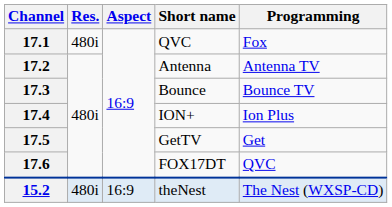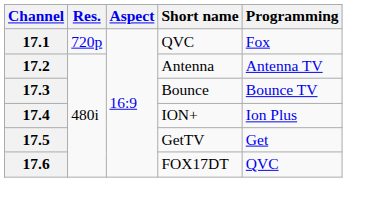(85, 41) 480i -> (87, 41) 720p
- row: (36, 190)
